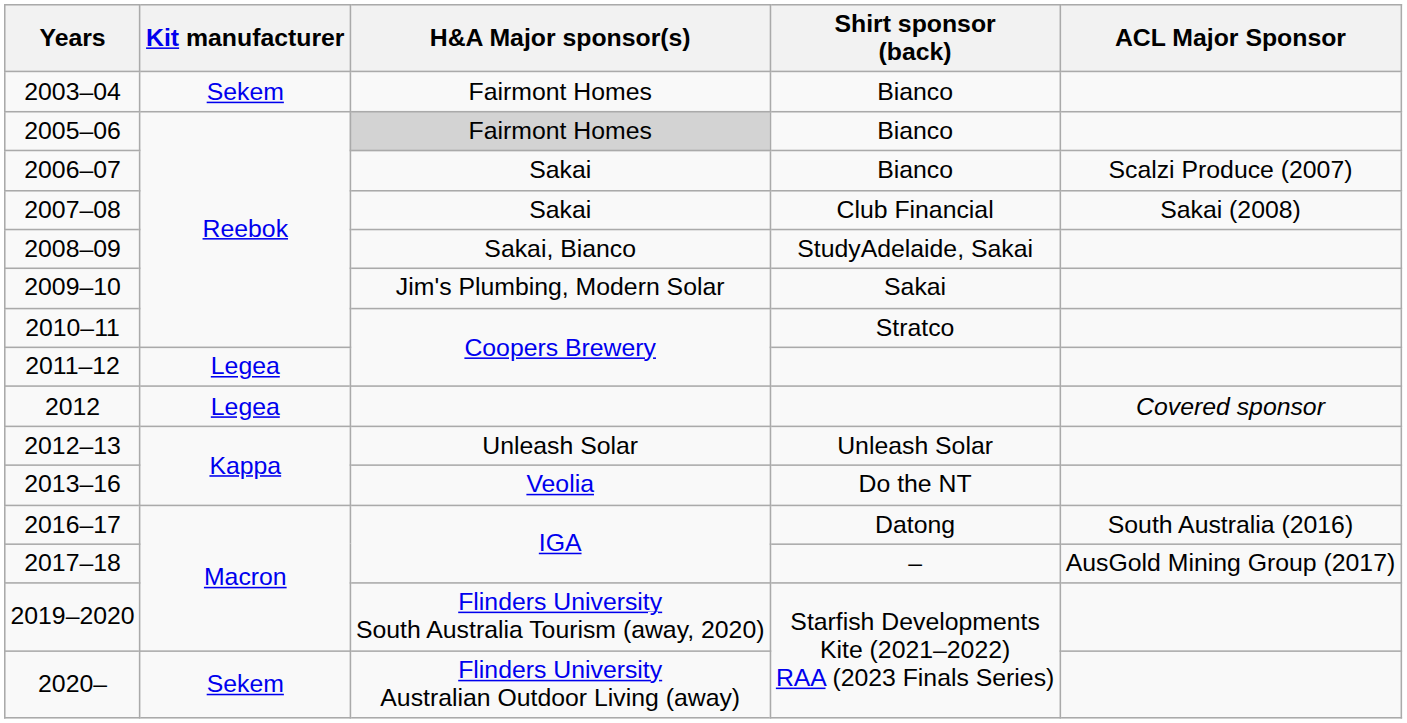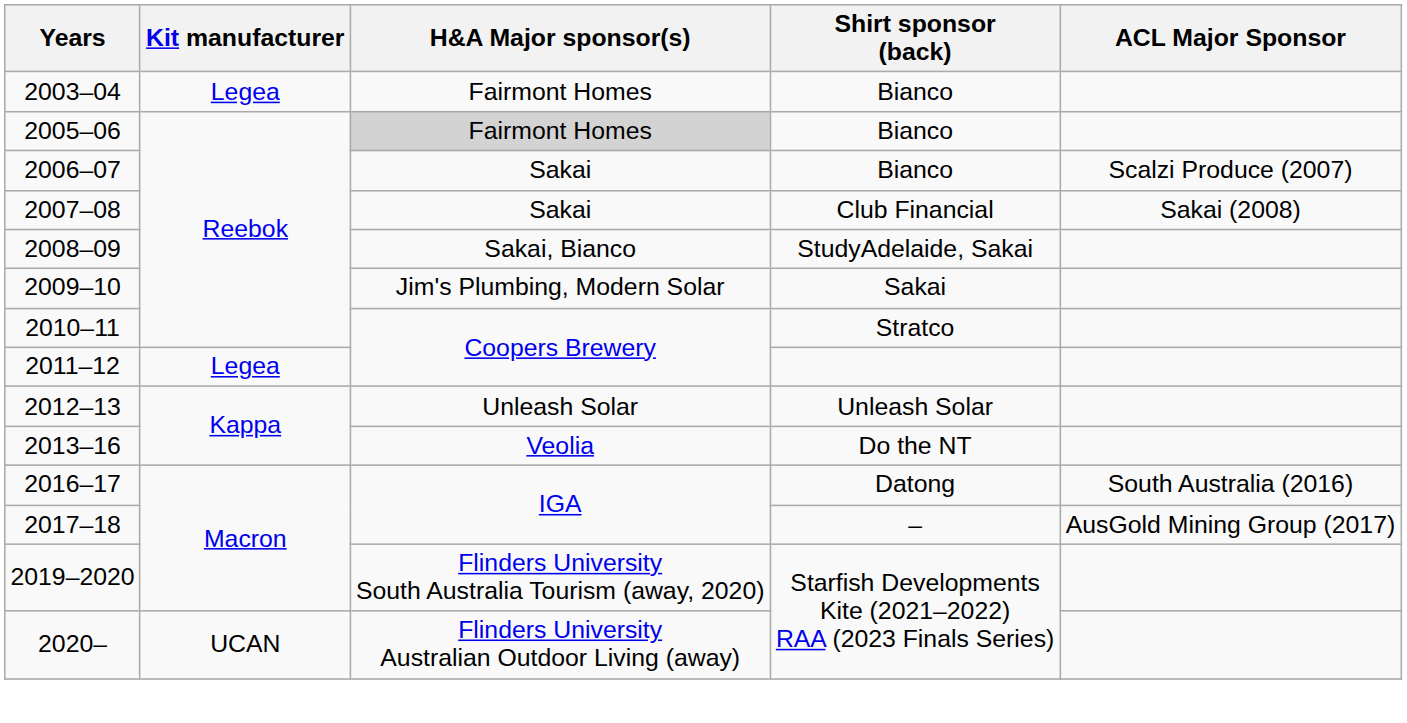(245, 91) Sekem -> (245, 91) Legea
- row: (73, 406)
(245, 683) Sekem -> (245, 644) UCAN
